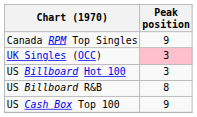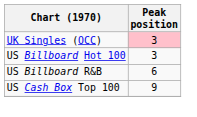- row: (72, 40)
(166, 88) 8 -> (154, 72) 6
